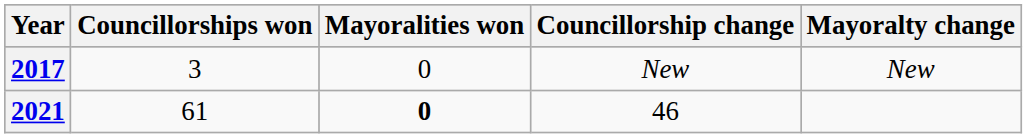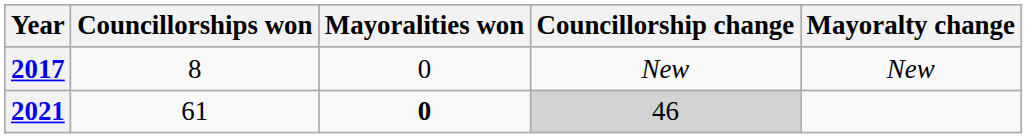(195, 68) 3 -> (195, 68) 8
(665, 111) no background -> (665, 111) lightgrey background
